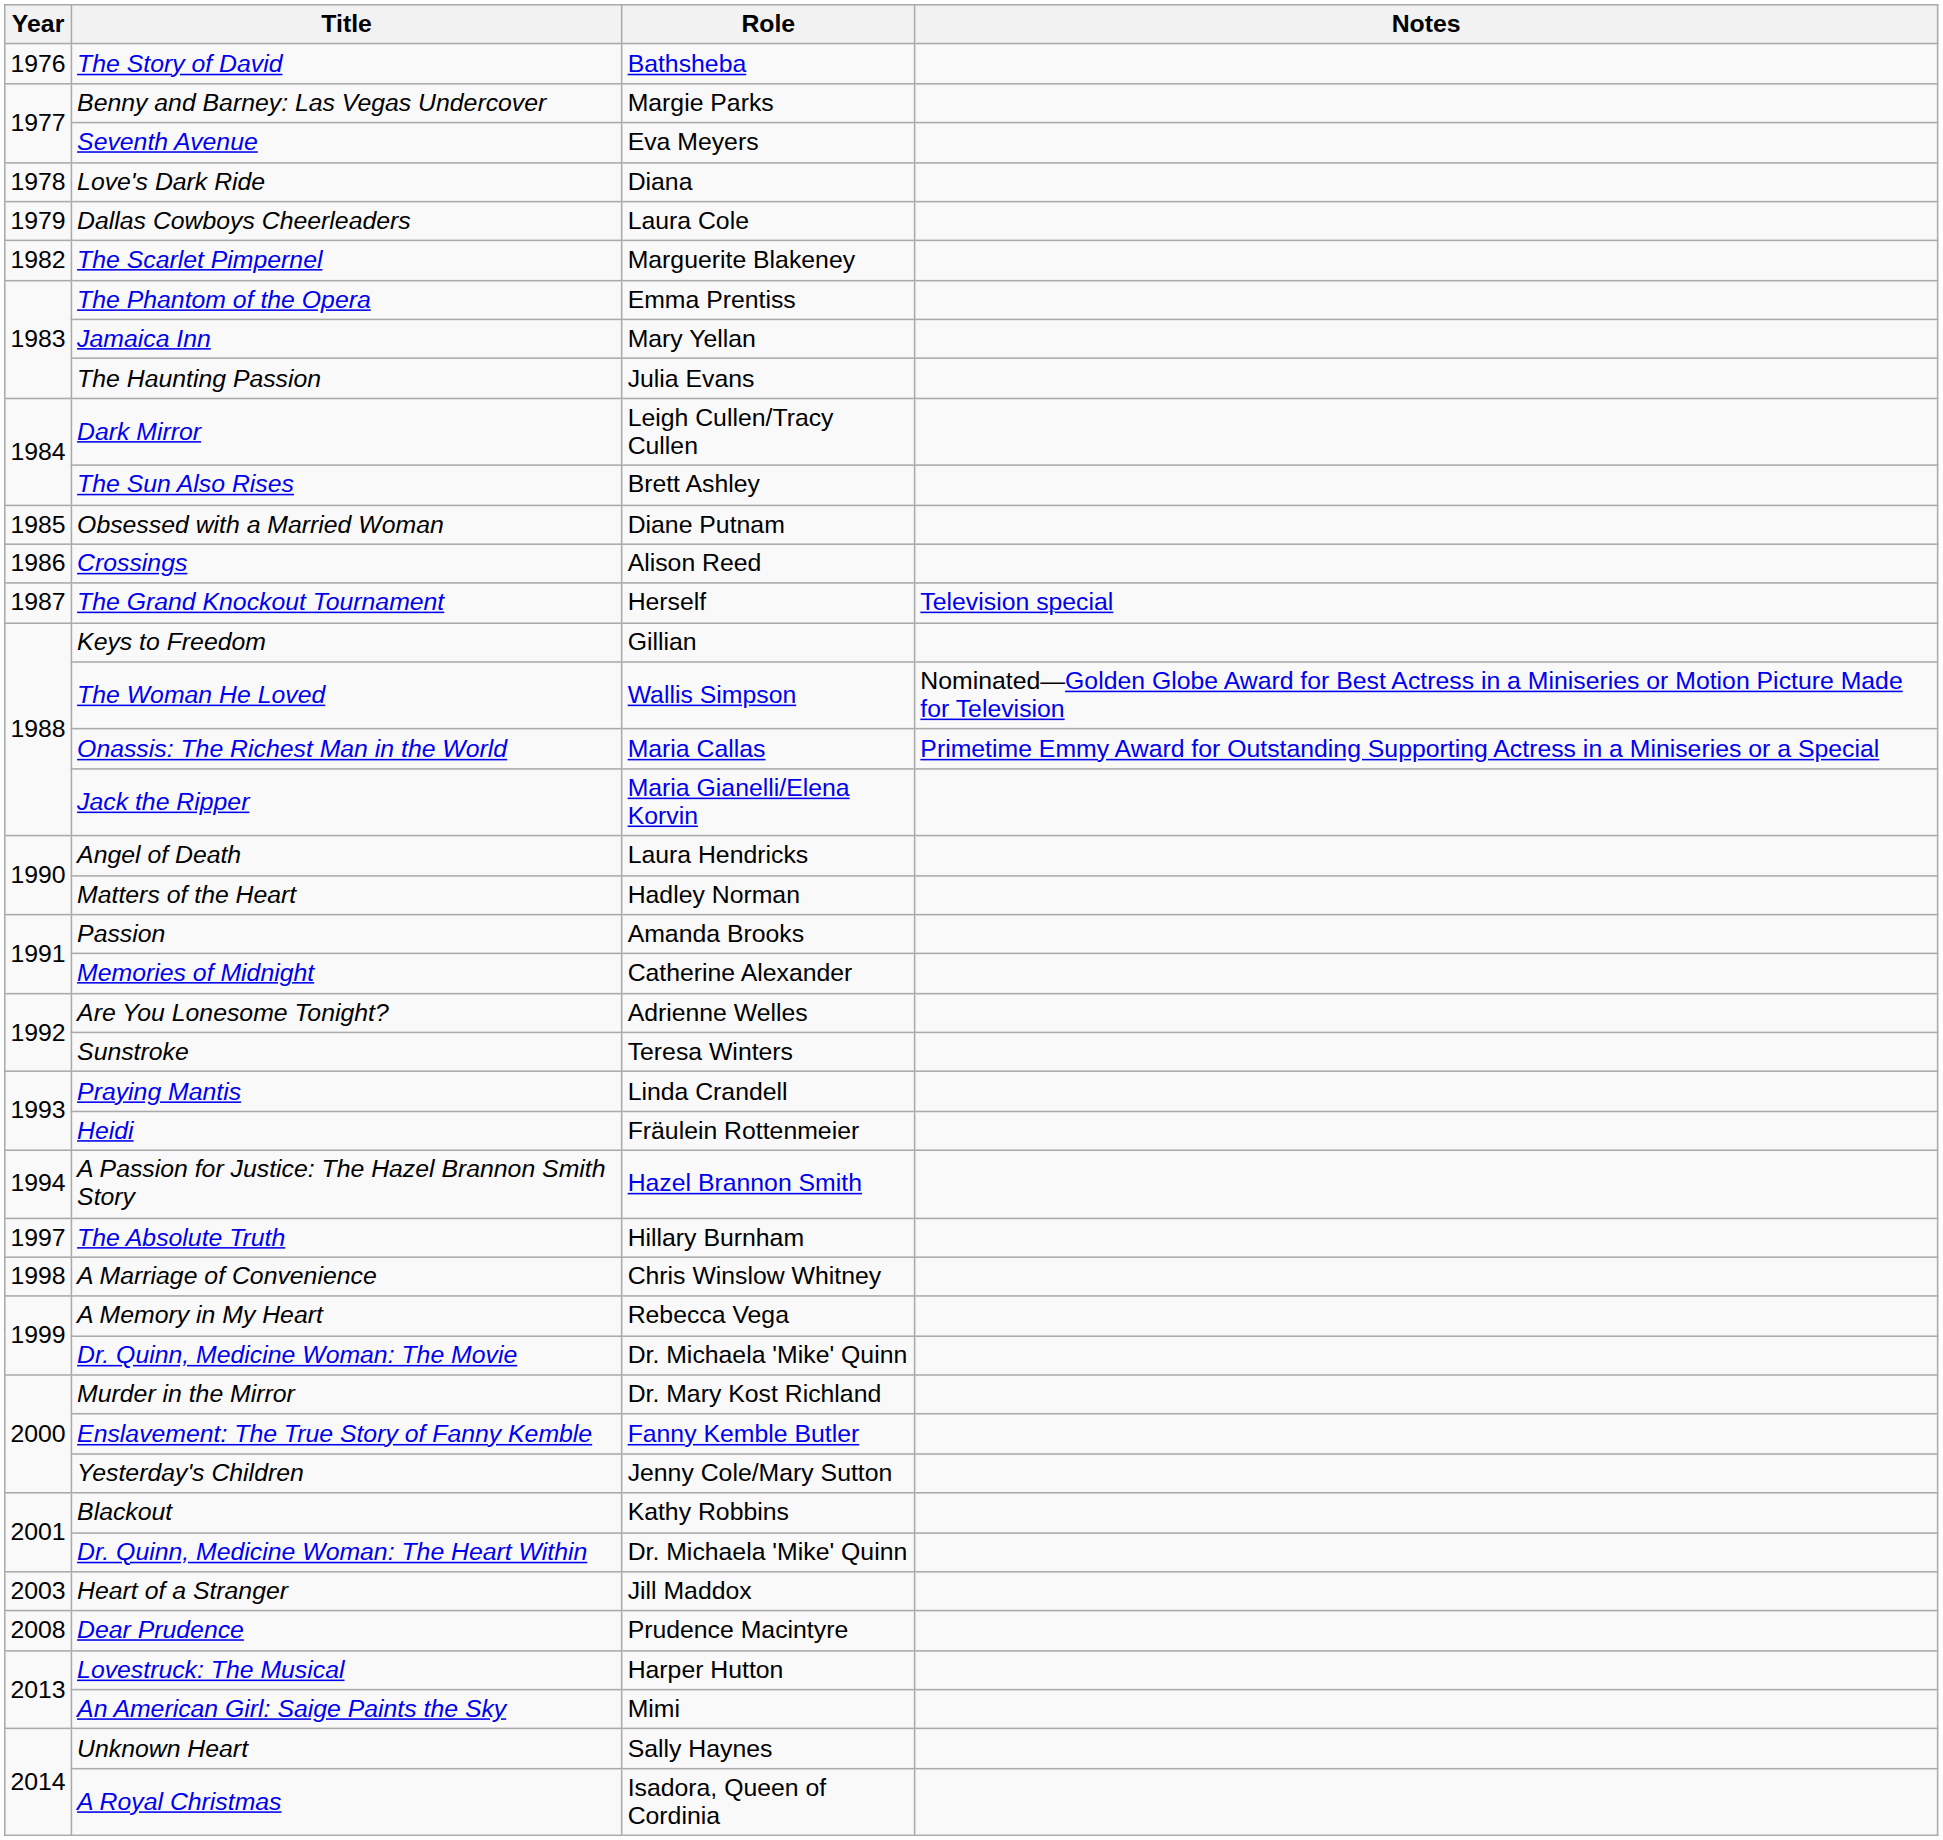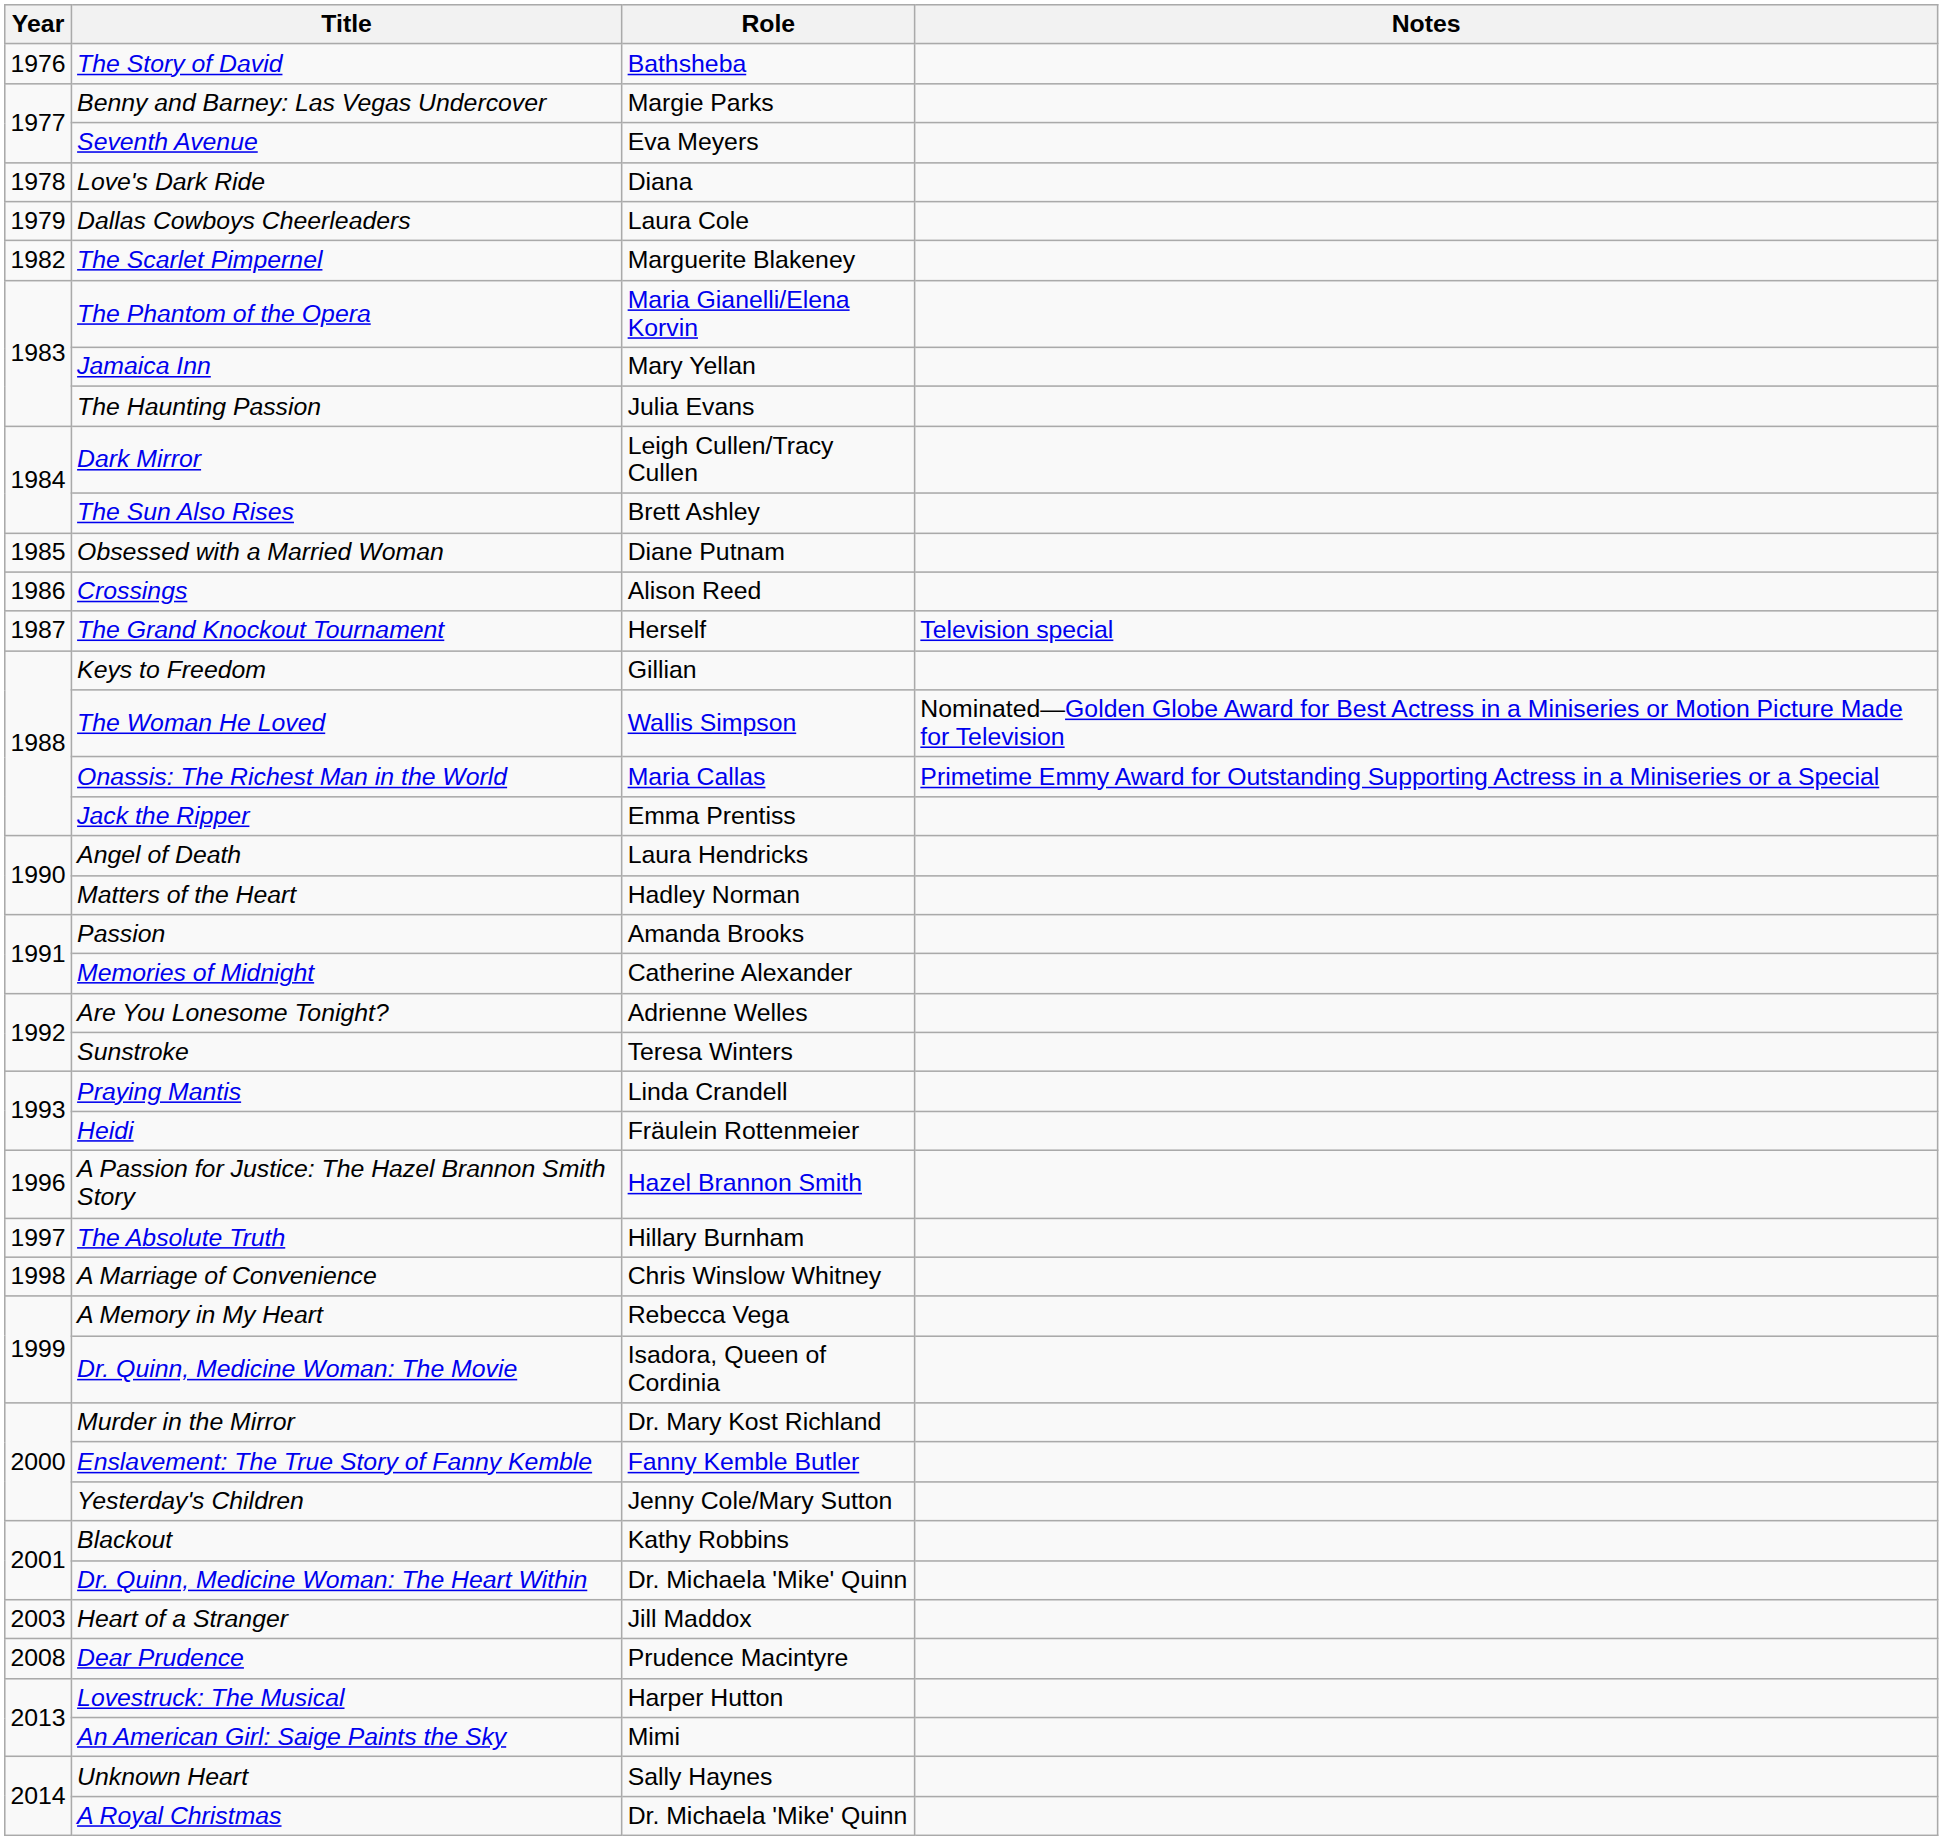(712, 299) Emma Prentiss -> (739, 313) Maria Gianelli/Elena Korvin
(739, 801) Maria Gianelli/Elena Korvin -> (712, 815) Emma Prentiss
(38, 1183) 1994 -> (38, 1183) 1996
(767, 1355) Dr. Michaela 'Mike' Quinn -> (727, 1368) Isadora, Queen of Cordinia
(727, 1801) Isadora, Queen of Cordinia -> (767, 1815) Dr. Michaela 'Mike' Quinn
